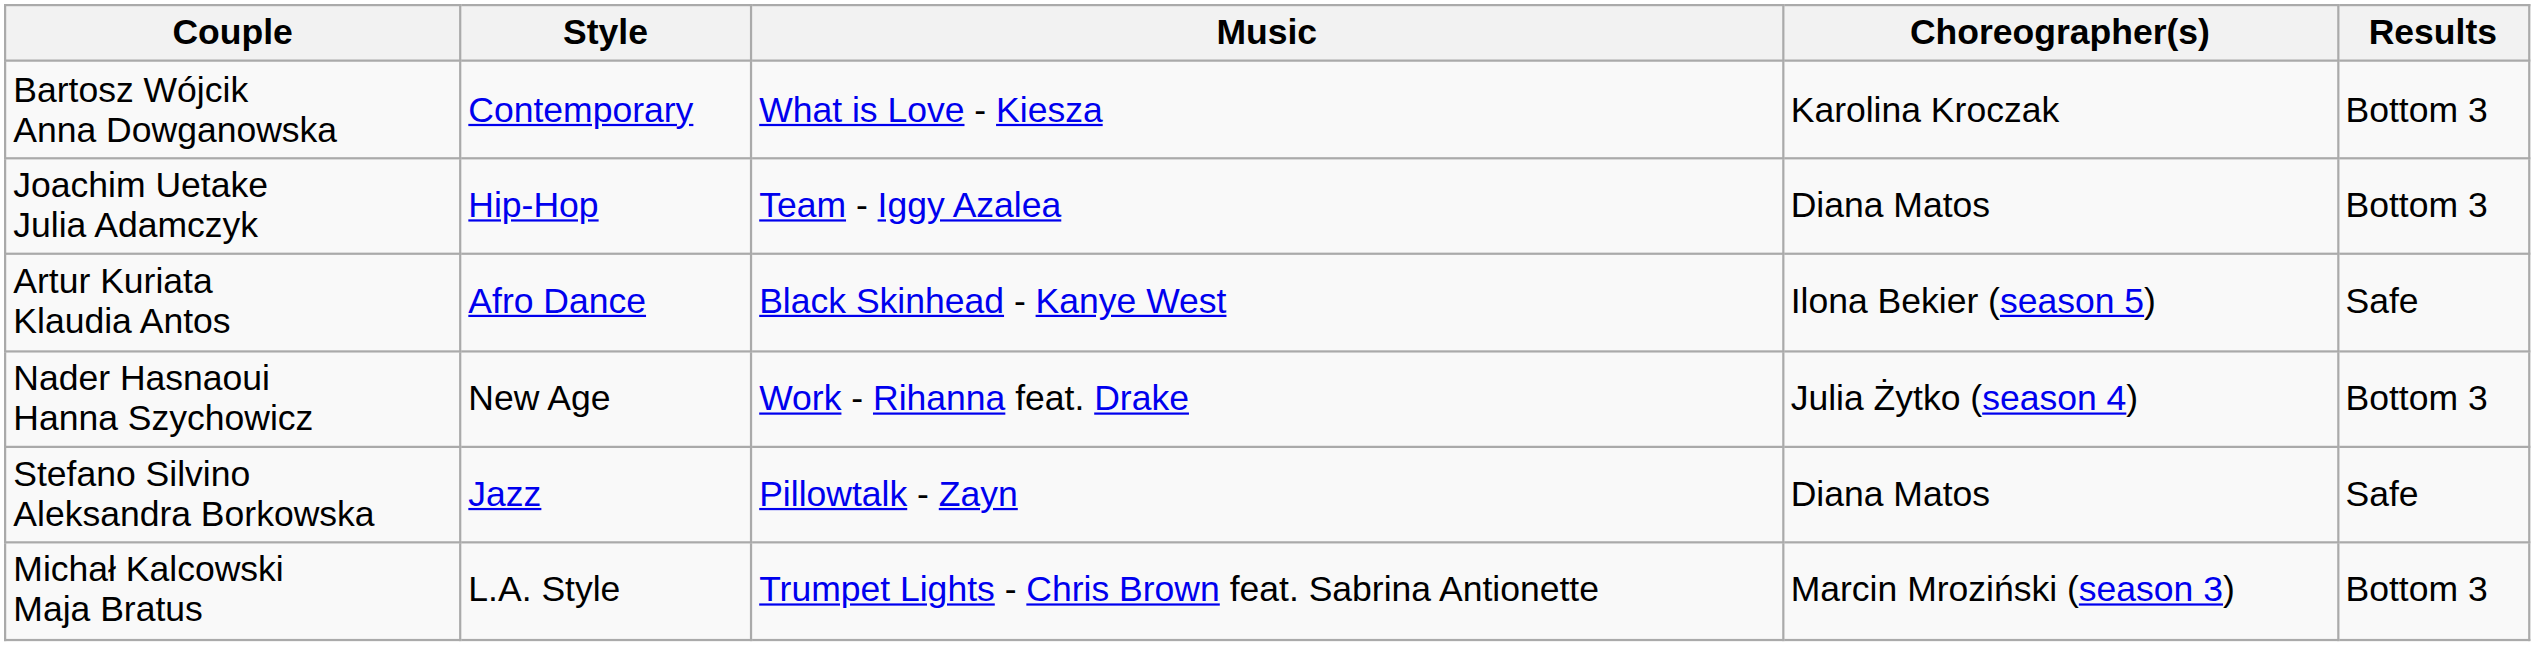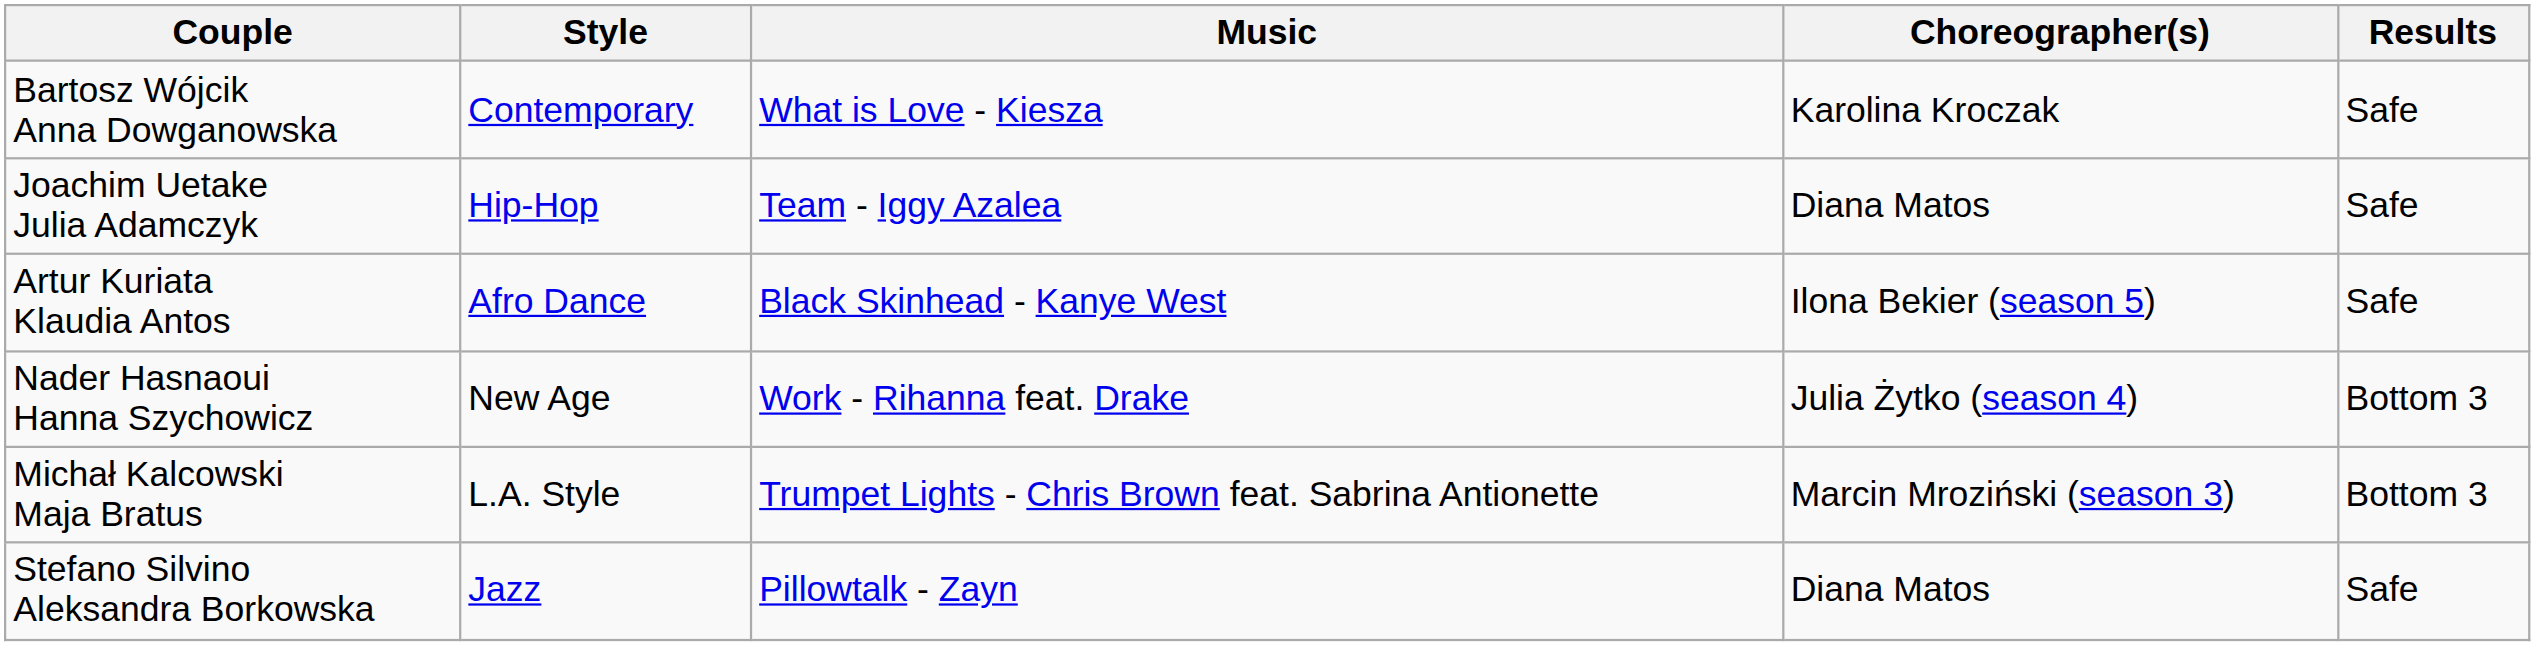(2417, 108) Bottom 3 -> (2382, 108) Safe
(2417, 205) Bottom 3 -> (2382, 205) Safe
rows swapped: (194, 494) <-> (149, 590)
